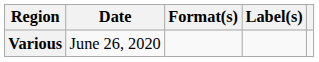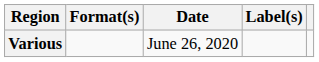columns swapped: (115, 17) <-> (203, 17)
